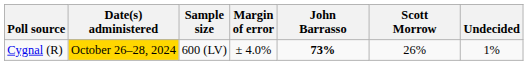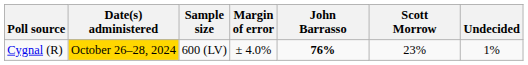(323, 50) 73% -> (323, 50) 76%
(415, 50) 26% -> (415, 50) 23%
